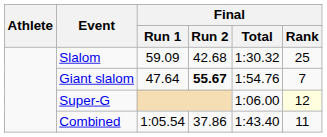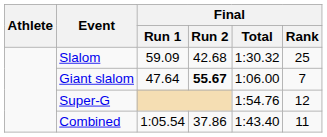(257, 79) 1:54.76 -> (257, 79) 1:06.00
(257, 100) 1:06.00 -> (257, 100) 1:54.76
(302, 100) lightyellow background -> (302, 100) no background
